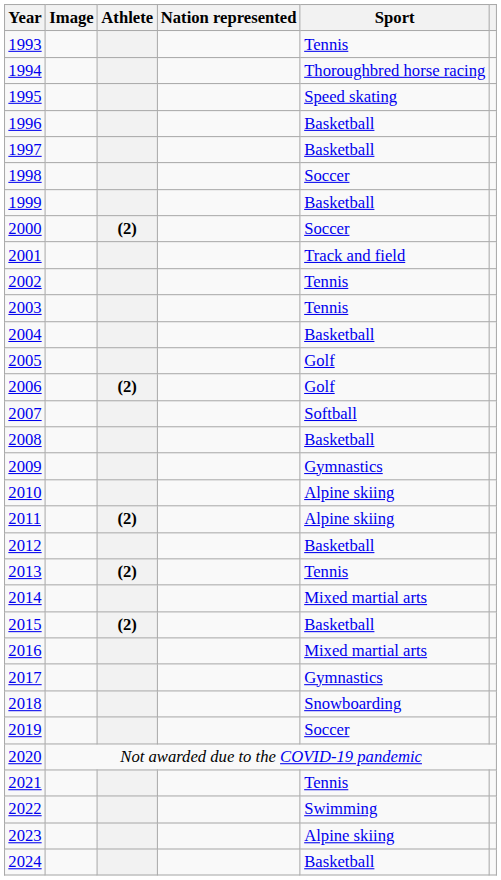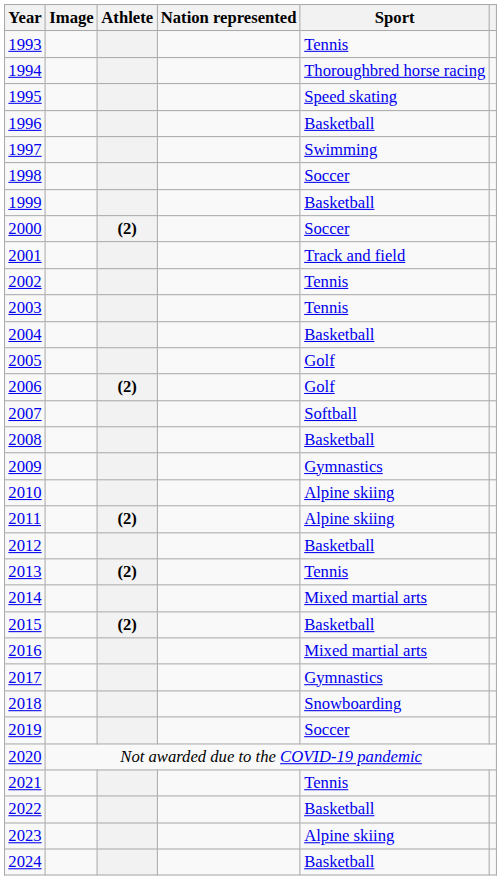(339, 149) Basketball -> (341, 149) Swimming
(341, 809) Swimming -> (339, 809) Basketball
